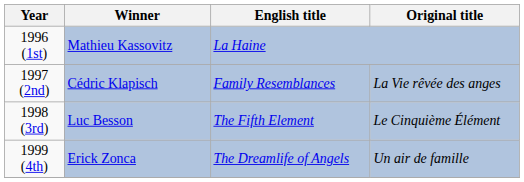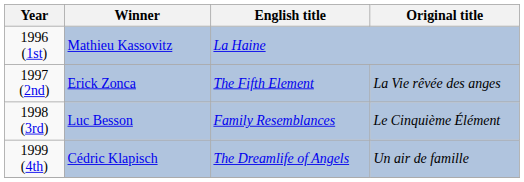(113, 83) Cédric Klapisch -> (102, 83) Erick Zonca
(274, 83) Family Resemblances -> (264, 83) The Fifth Element
(264, 120) The Fifth Element -> (274, 120) Family Resemblances
(102, 158) Erick Zonca -> (113, 158) Cédric Klapisch
